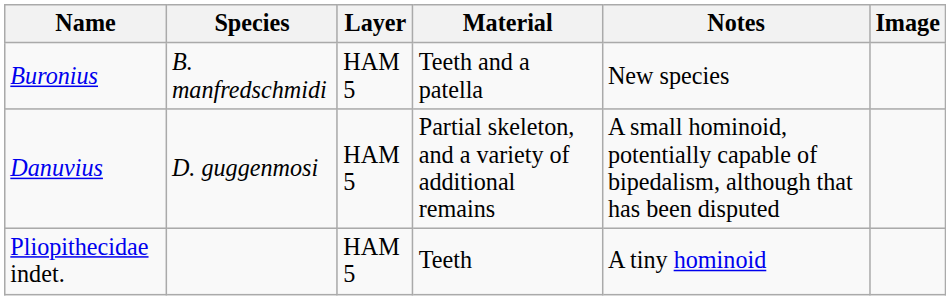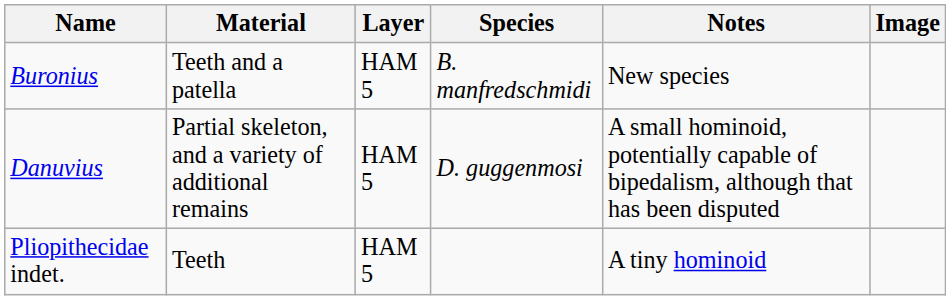columns swapped: (252, 23) <-> (508, 23)
